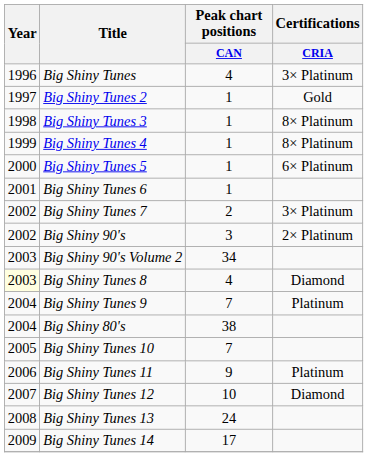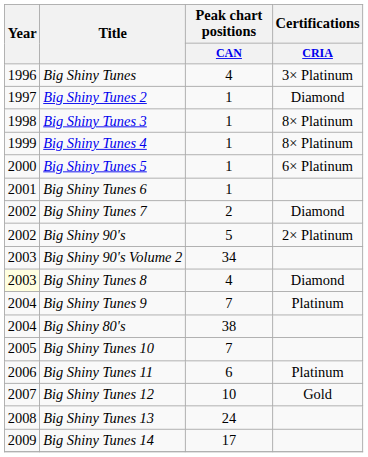(318, 97) Gold -> (318, 97) Diamond
(318, 212) 3× Platinum -> (318, 212) Diamond
(229, 234) 3 -> (229, 234) 5
(229, 371) 9 -> (229, 371) 6
(318, 394) Diamond -> (318, 394) Gold
